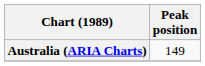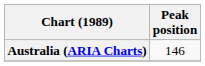(175, 50) 149 -> (175, 50) 146
